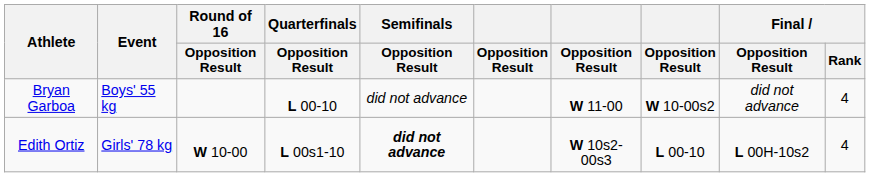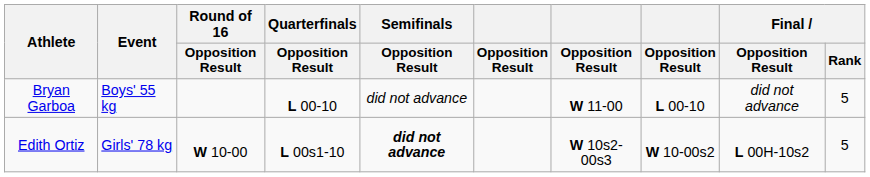(680, 106) W 10-00s2 -> (680, 106) L 00-10
(845, 99) 4 -> (845, 99) 5
(680, 153) L 00-10 -> (680, 153) W 10-00s2
(845, 145) 4 -> (845, 145) 5
